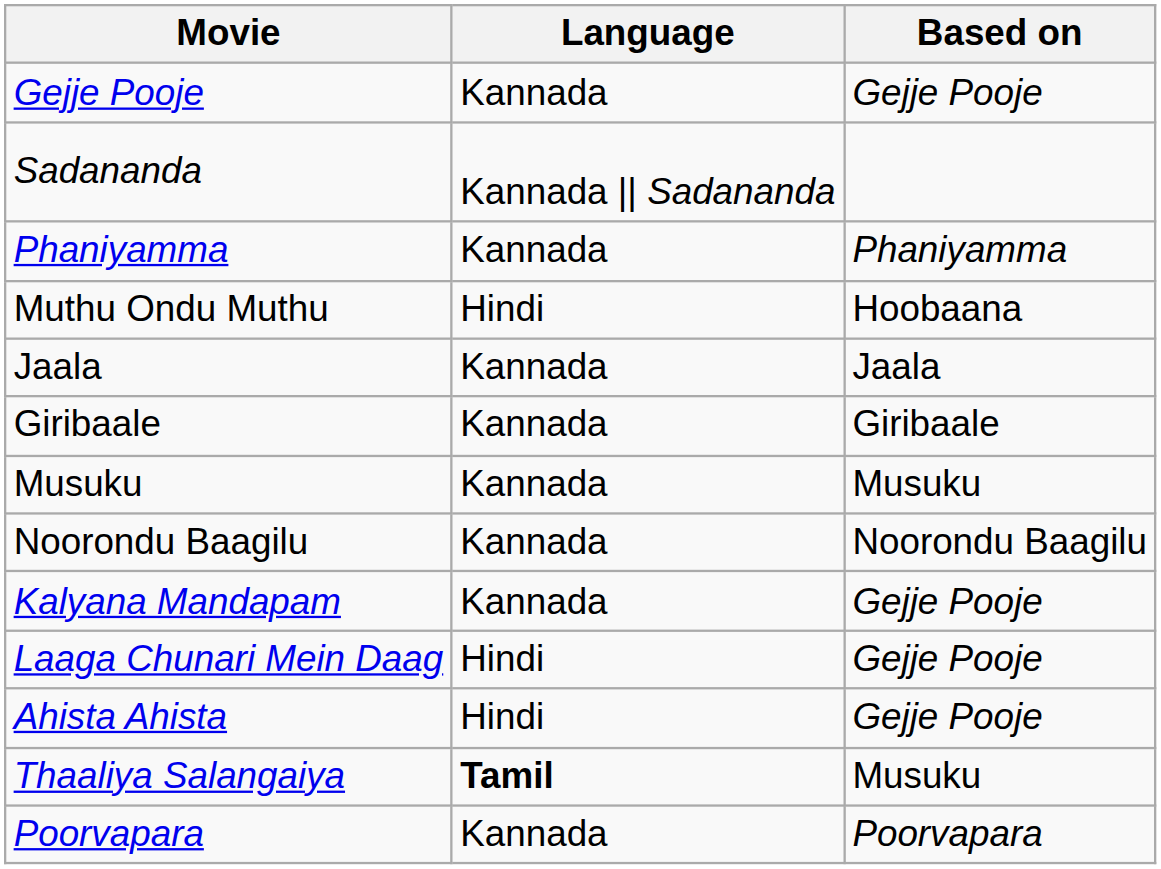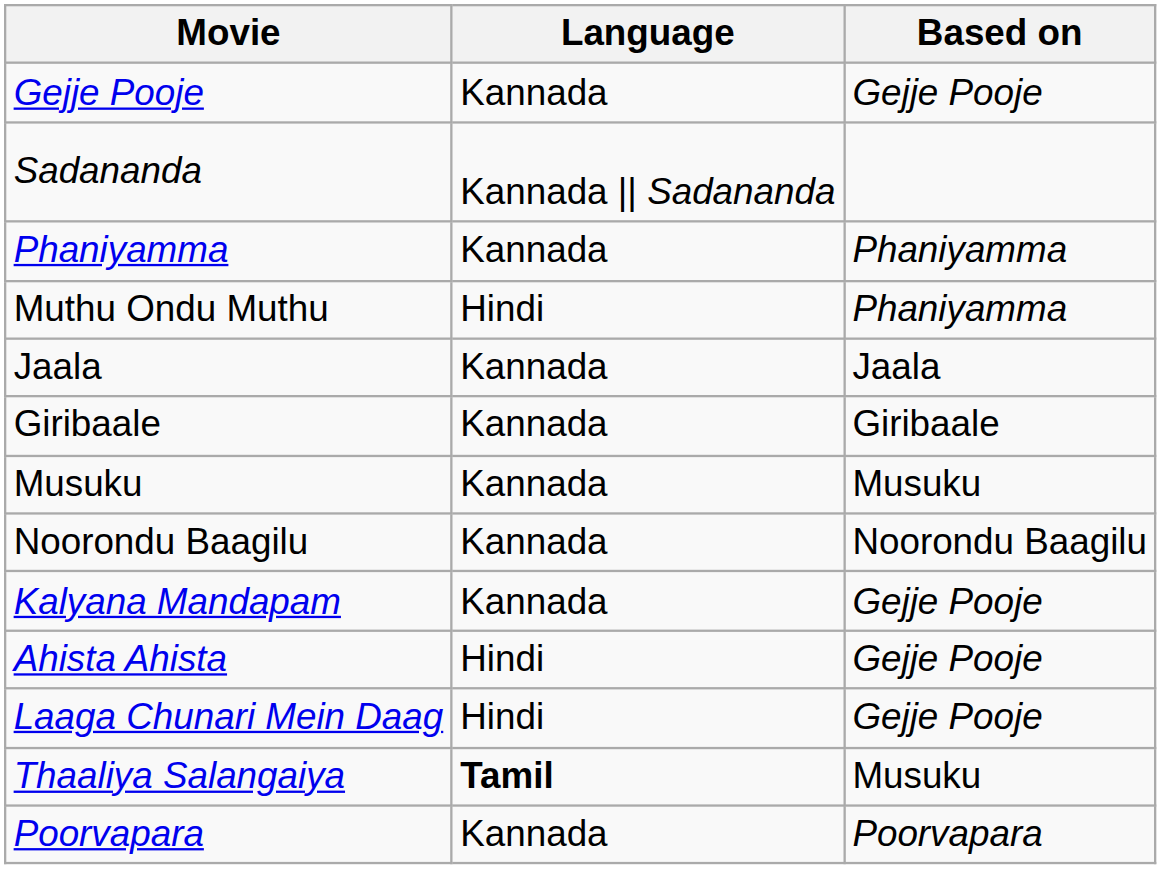(937, 308) Hoobaana -> (960, 308) Phaniyamma
rows swapped: (120, 717) <-> (228, 658)
